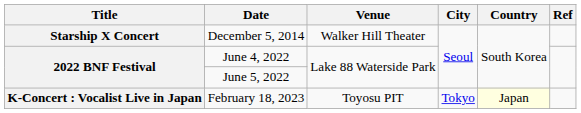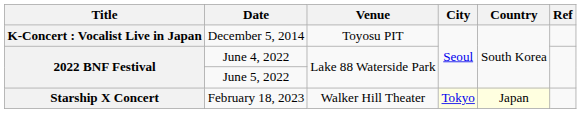(105, 35) Starship X Concert -> (105, 35) K-Concert : Vocalist Live in Japan
(373, 35) Walker Hill Theater -> (373, 35) Toyosu PIT
(105, 98) K-Concert : Vocalist Live in Japan -> (105, 98) Starship X Concert
(373, 98) Toyosu PIT -> (373, 98) Walker Hill Theater
(458, 98) no background -> (458, 98) lightyellow background
